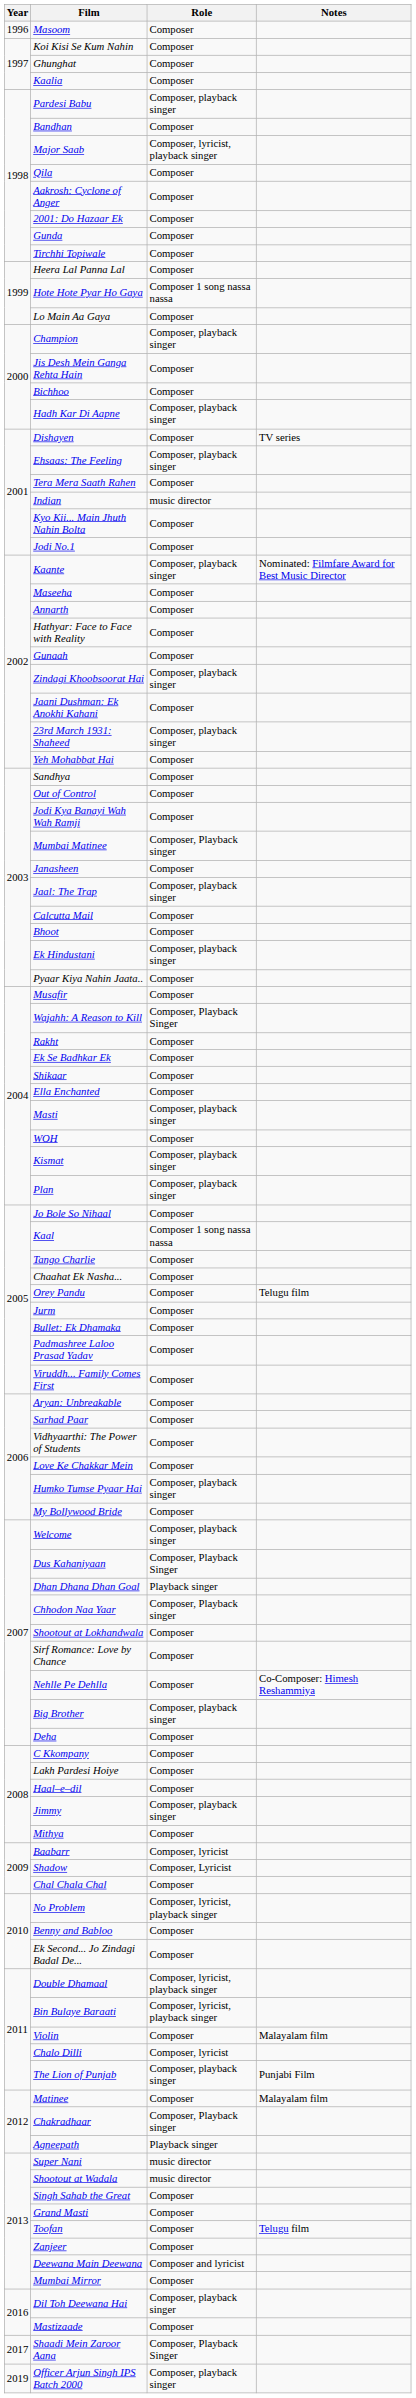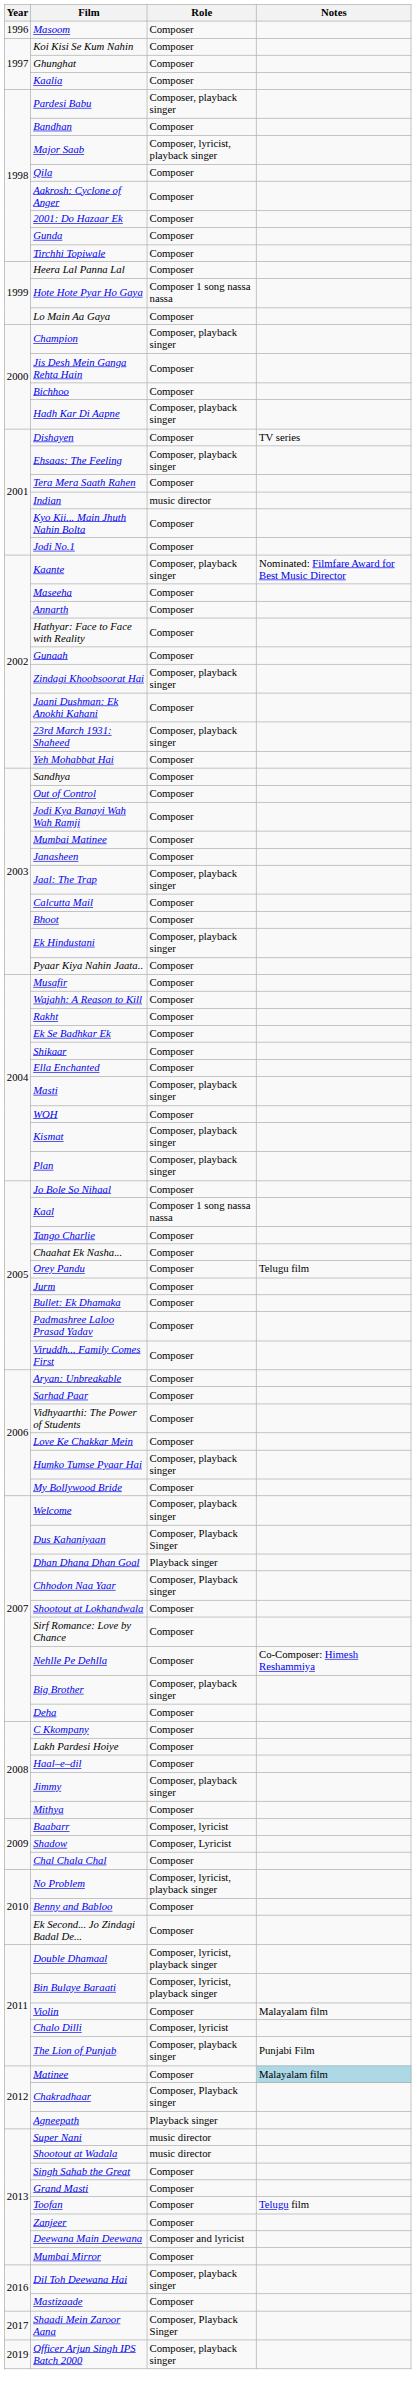(194, 845) Composer, Playback singer -> (172, 839) Composer
(194, 1018) Composer, Playback Singer -> (172, 1000) Composer
(293, 2098) no background -> (293, 2074) lightblue background
